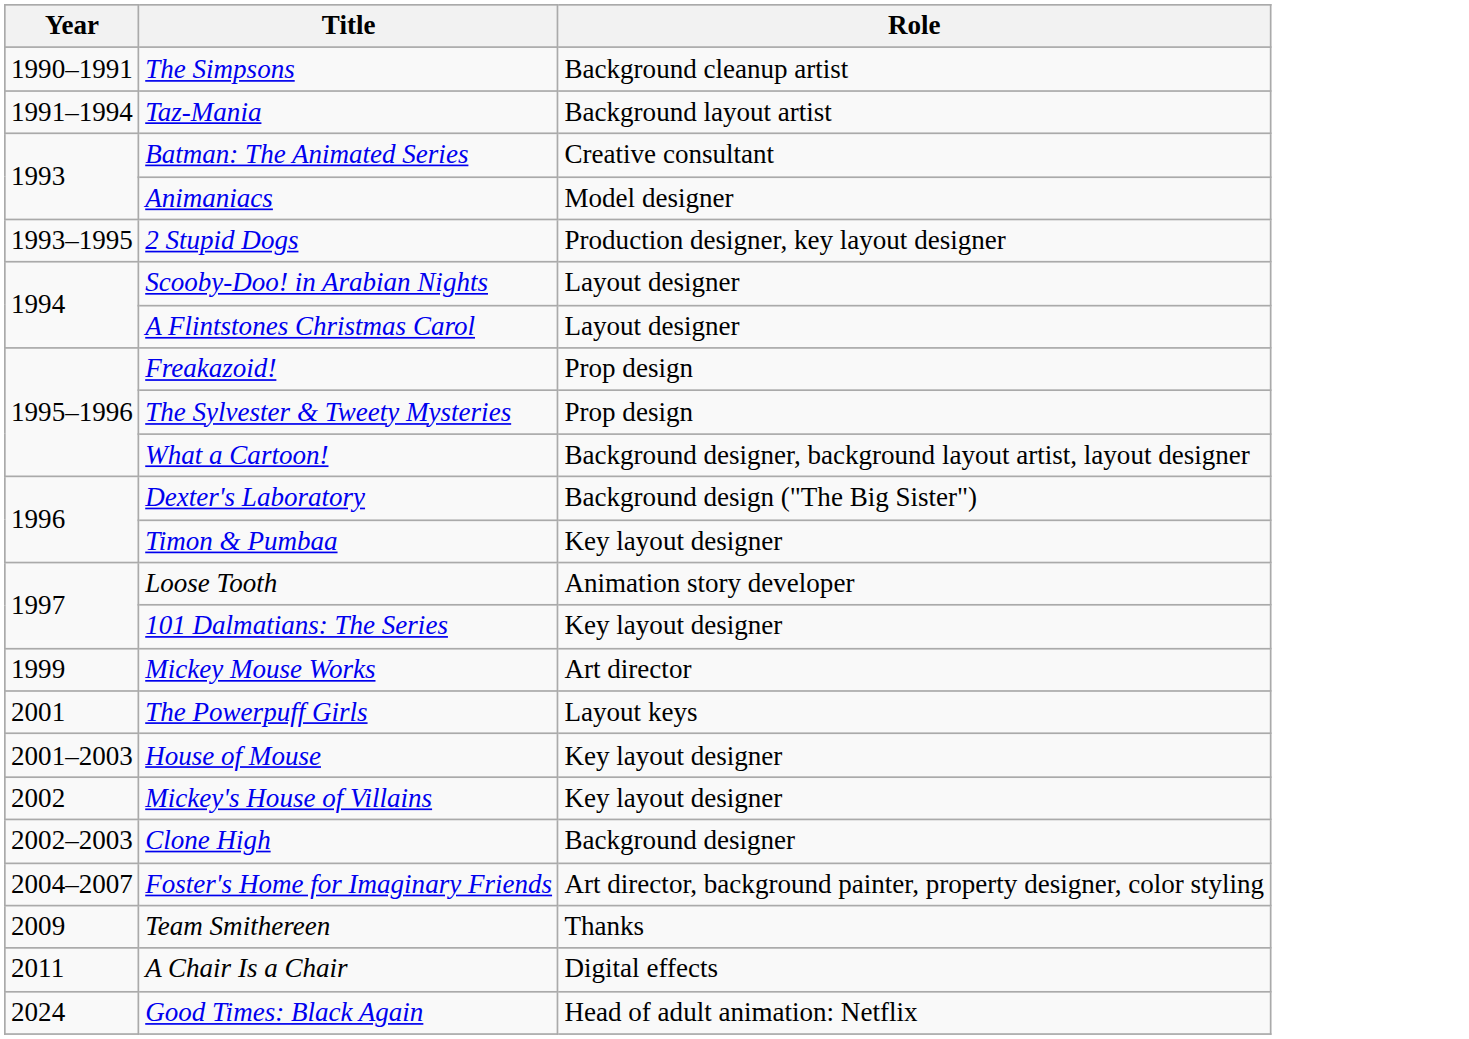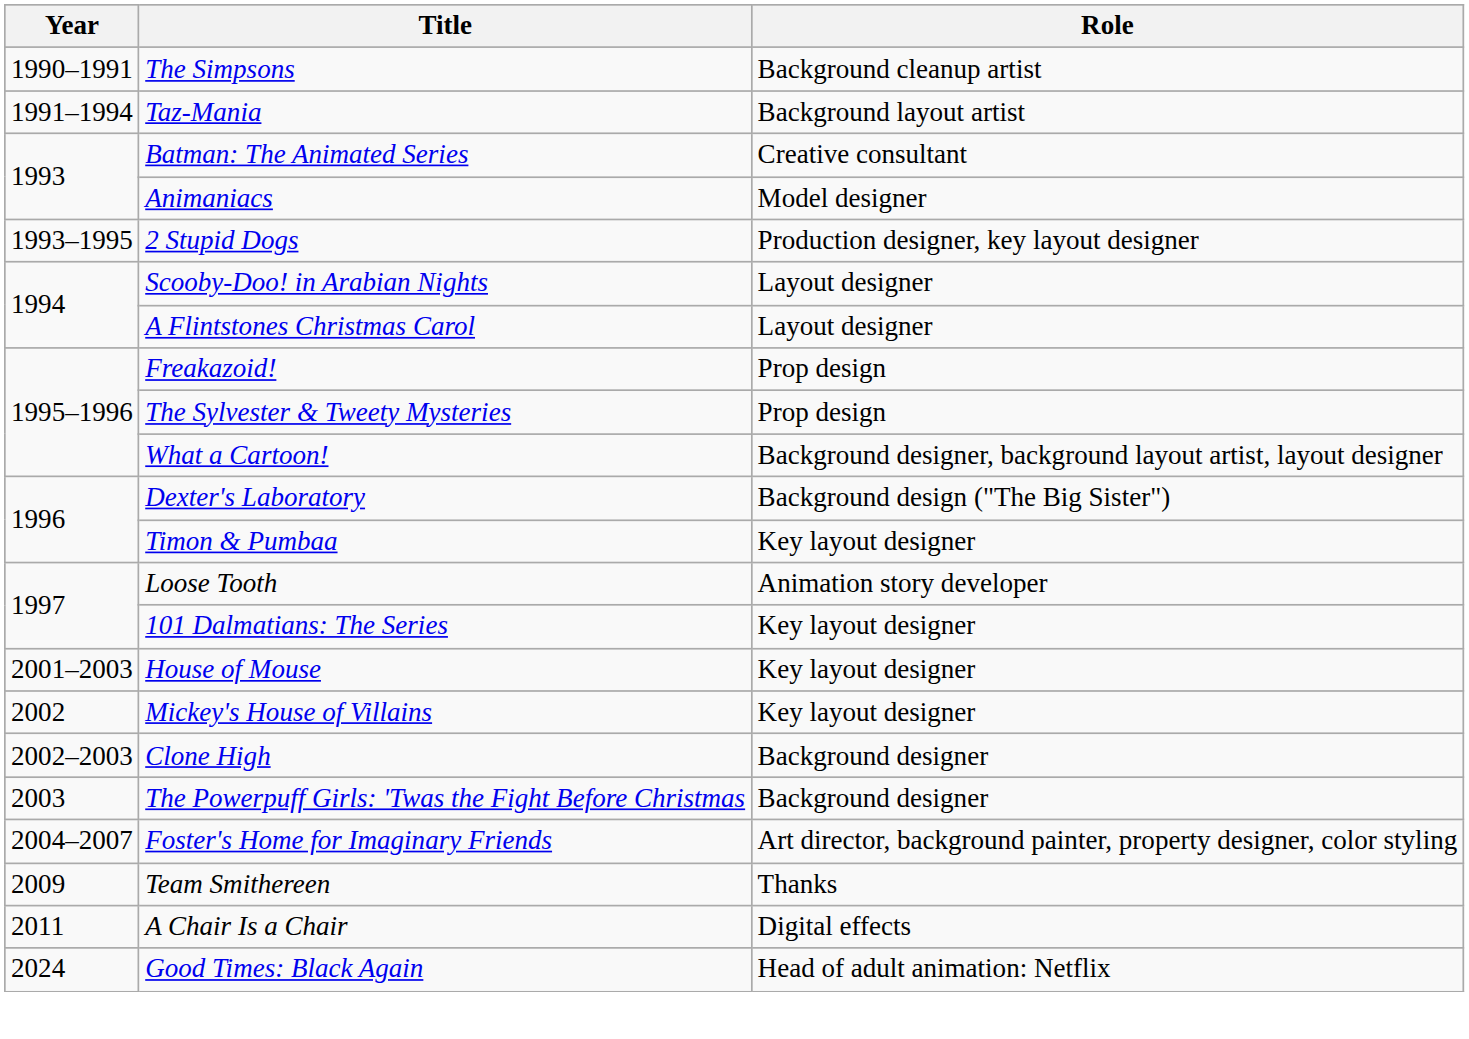- row: (260, 669)
- row: (256, 712)
+ row: (445, 797)
